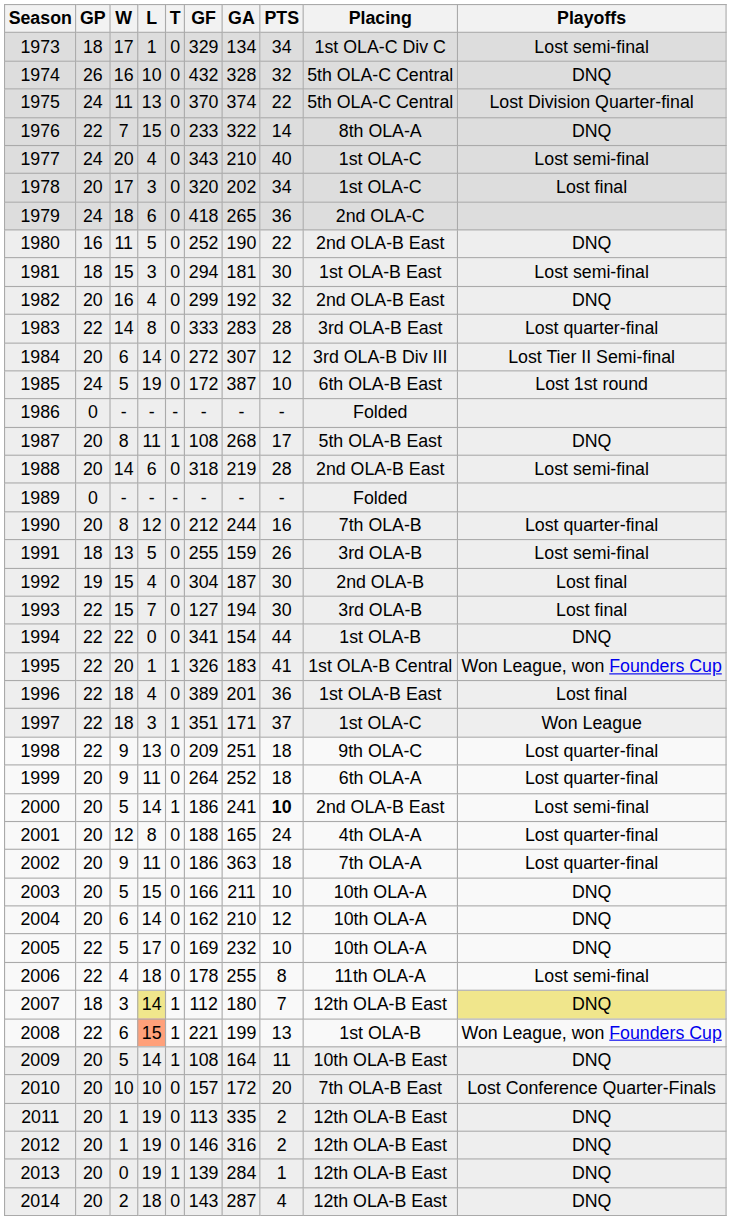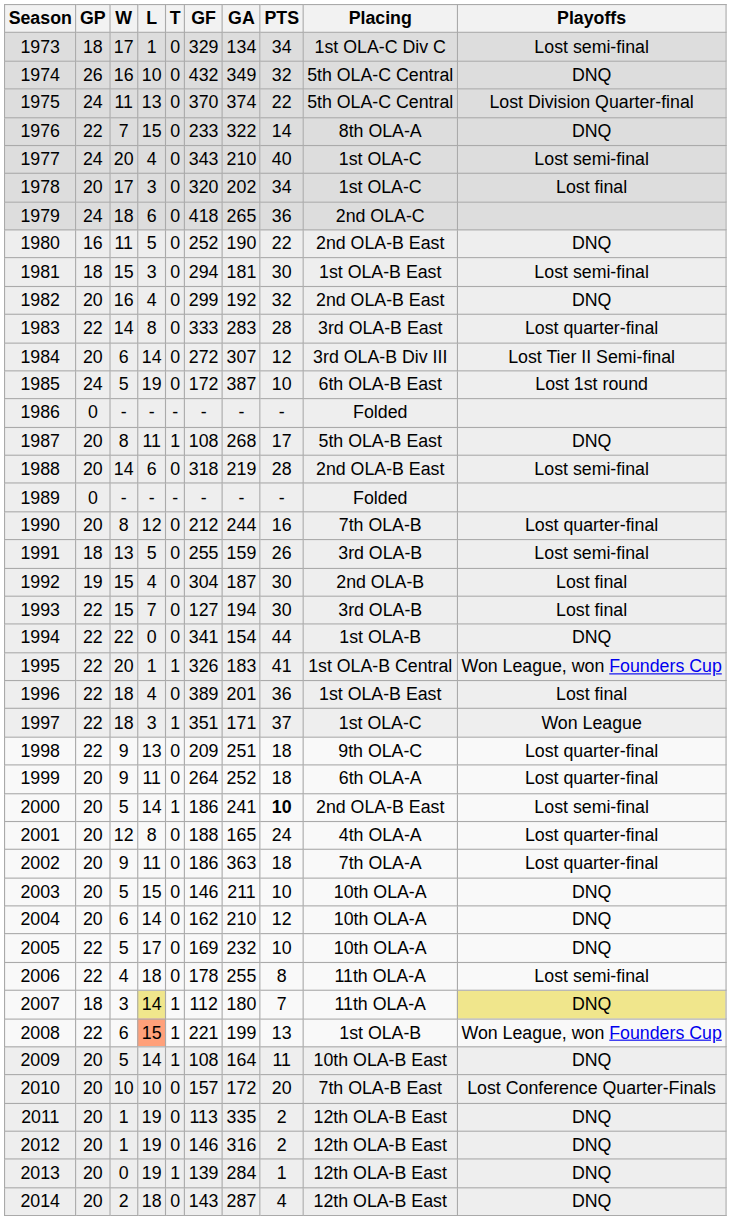(241, 74) 328 -> (241, 74) 349
(204, 891) 166 -> (204, 891) 146
(380, 1004) 12th OLA-B East -> (380, 1004) 11th OLA-A
